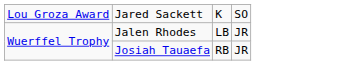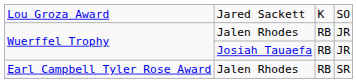(222, 32) LB -> (324, 32) RB
+ row: (109, 69)
